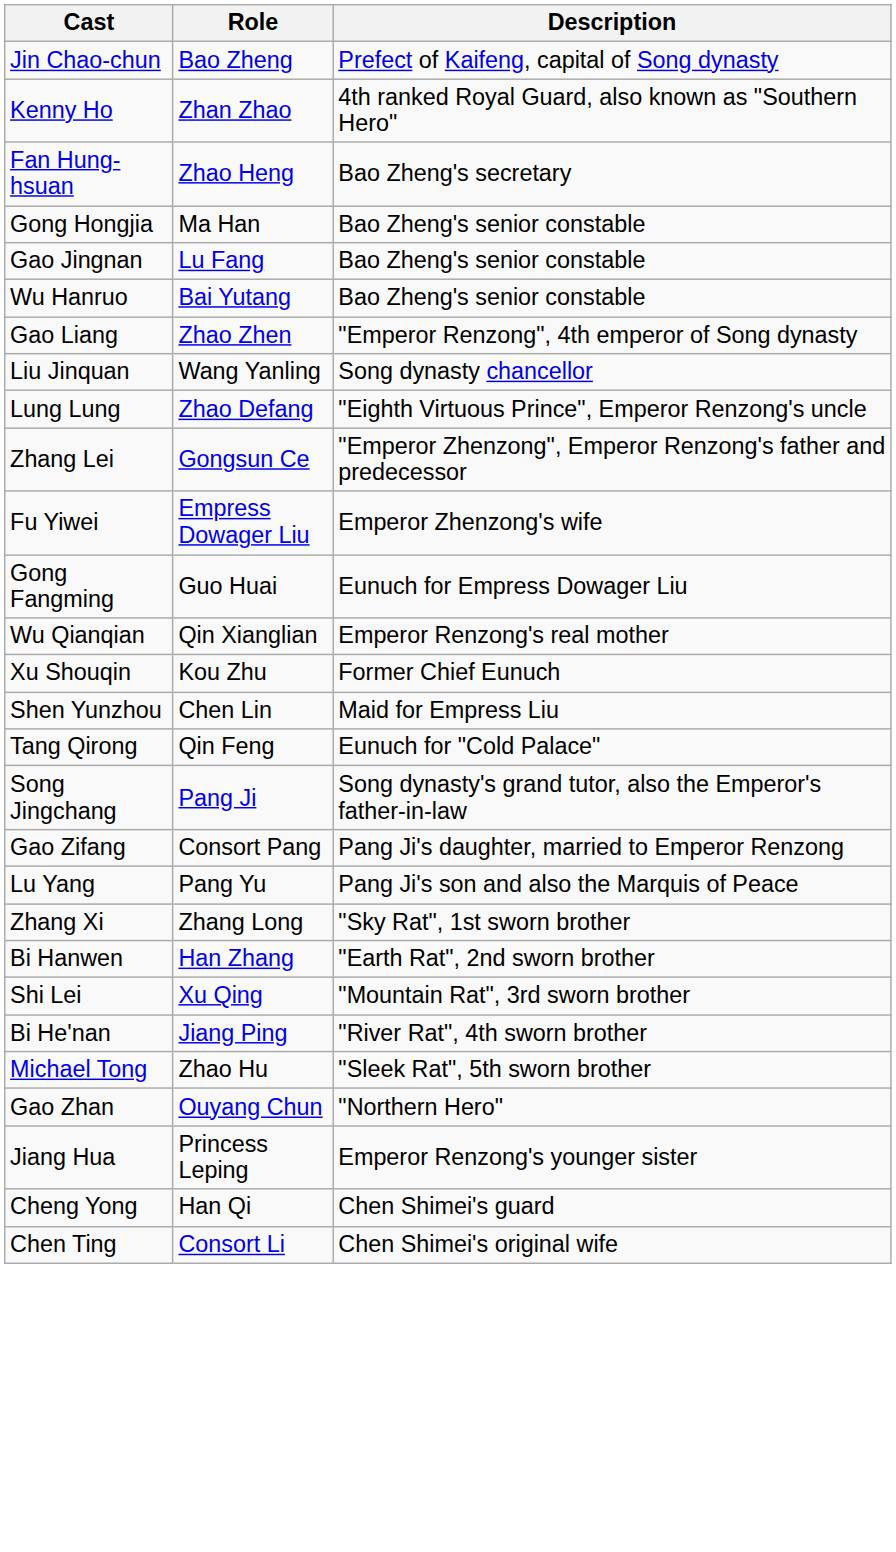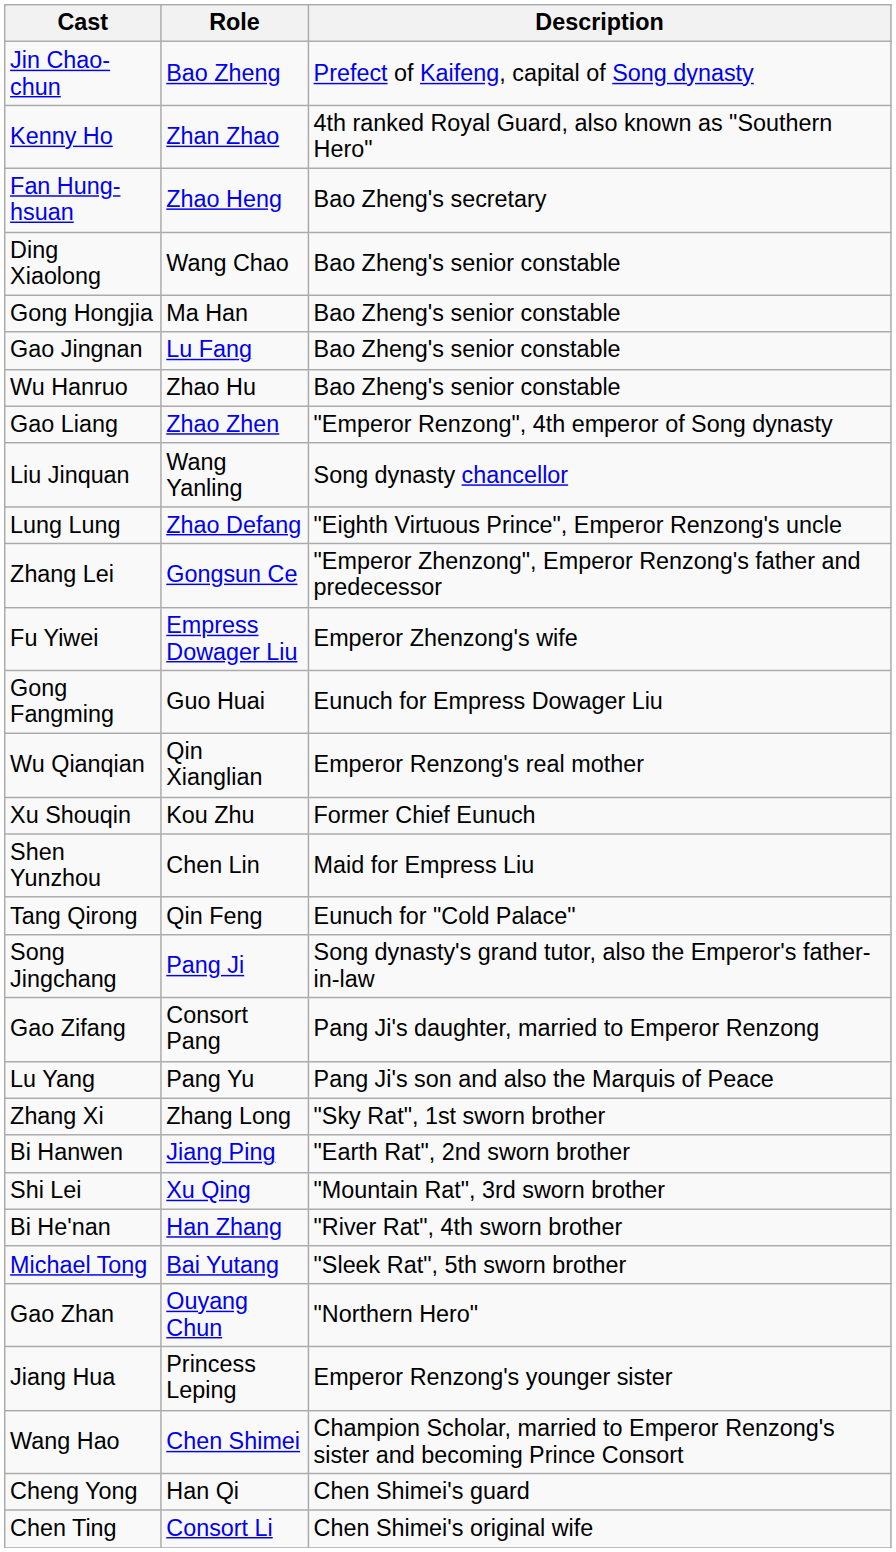+ row: (56, 263)
(235, 297) Bai Yutang -> (211, 387) Zhao Hu
(236, 958) Han Zhang -> (221, 1153) Jiang Ping
(233, 1032) Jiang Ping -> (224, 1227) Han Zhang
(223, 1069) Zhao Hu -> (223, 1264) Bai Yutang
+ row: (65, 1441)
